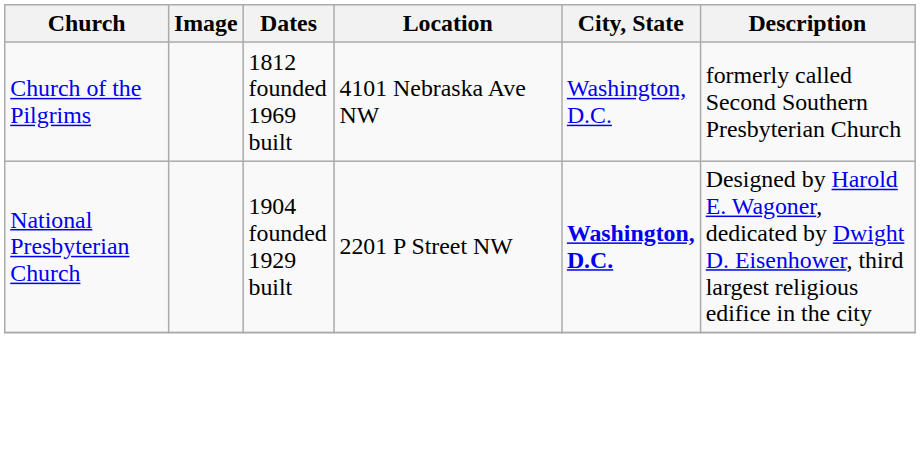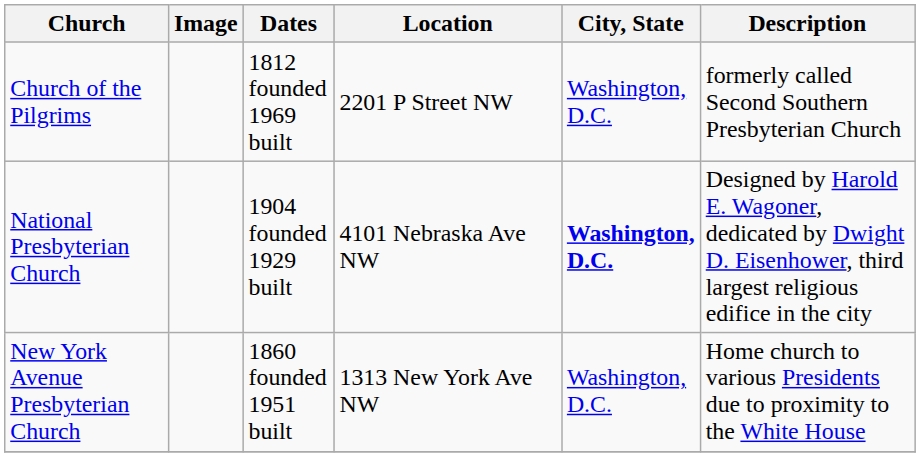(433, 101) 4101 Nebraska Ave NW -> (426, 101) 2201 P Street NW
(426, 246) 2201 P Street NW -> (433, 246) 4101 Nebraska Ave NW
+ row: (70, 391)
